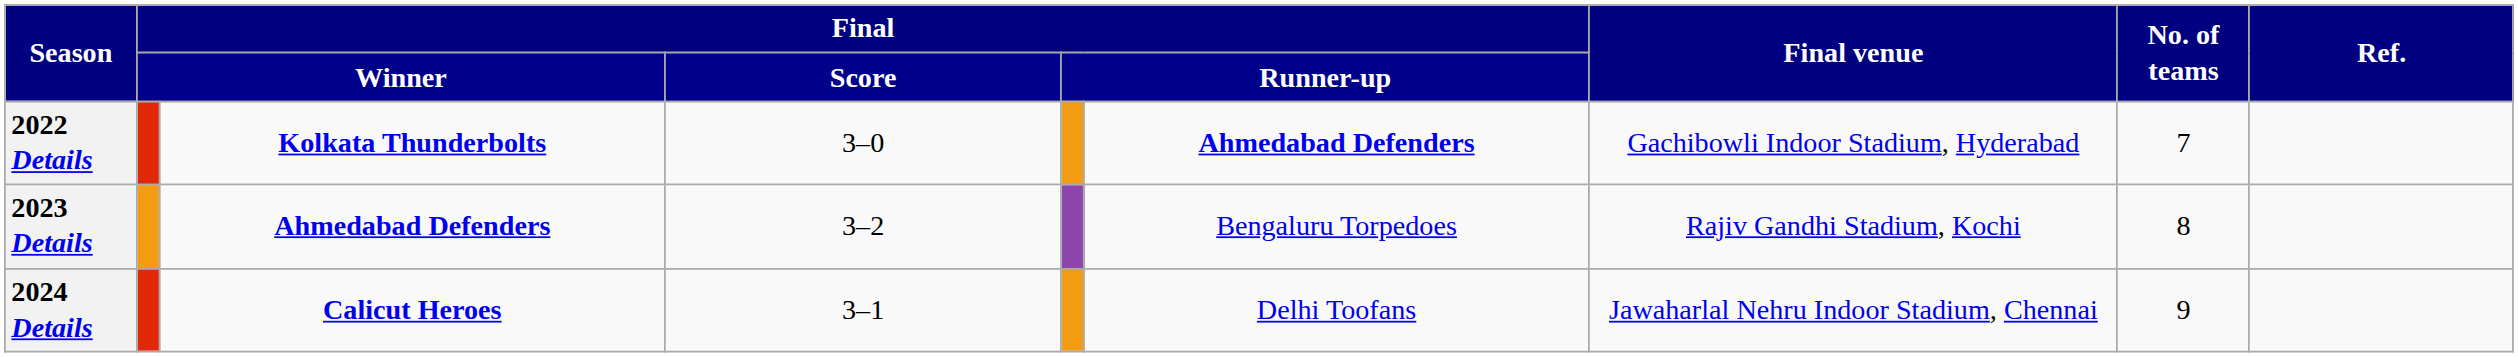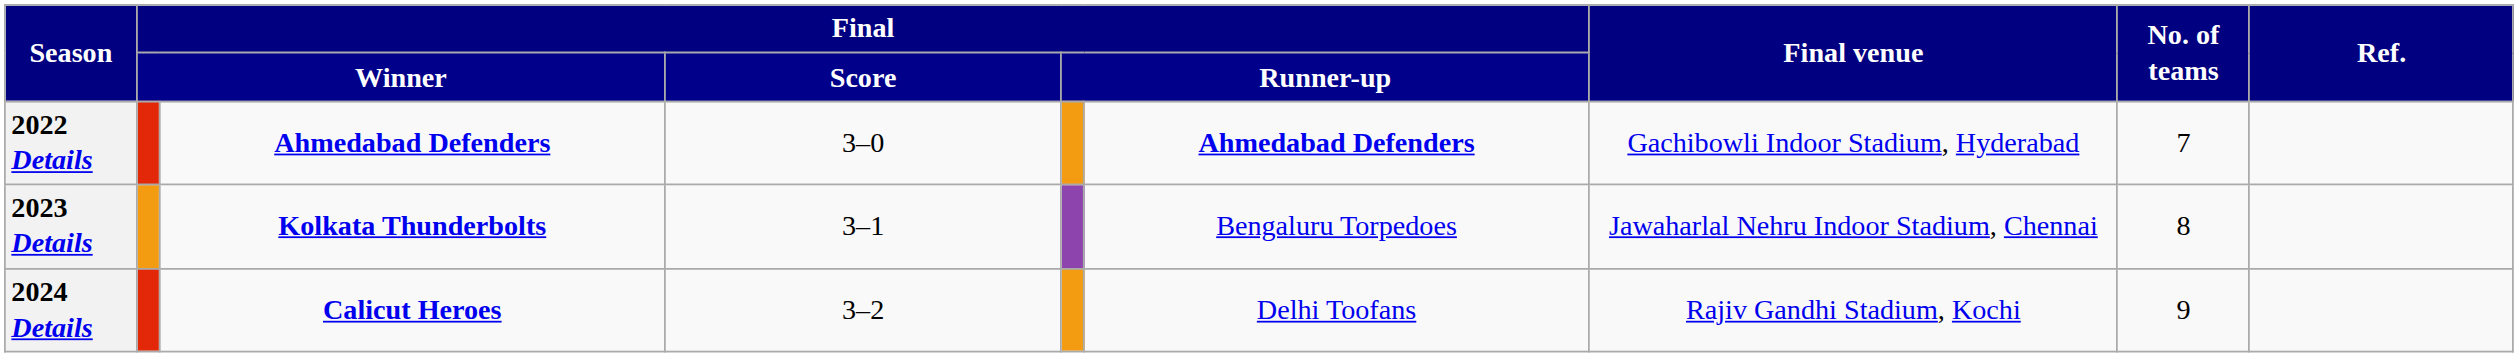(412, 142) Kolkata Thunderbolts -> (412, 142) Ahmedabad Defenders
(412, 225) Ahmedabad Defenders -> (412, 225) Kolkata Thunderbolts
(863, 225) 3–2 -> (863, 225) 3–1
(1853, 225) Rajiv Gandhi Stadium, Kochi -> (1853, 225) Jawaharlal Nehru Indoor Stadium, Chennai
(863, 309) 3–1 -> (863, 309) 3–2
(1853, 309) Jawaharlal Nehru Indoor Stadium, Chennai -> (1853, 309) Rajiv Gandhi Stadium, Kochi
